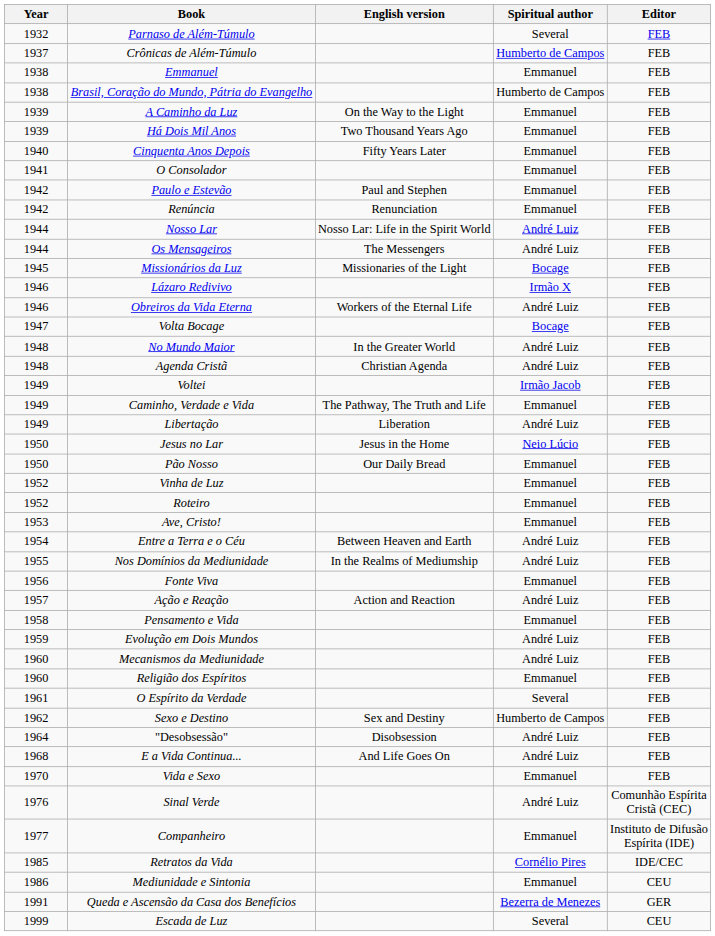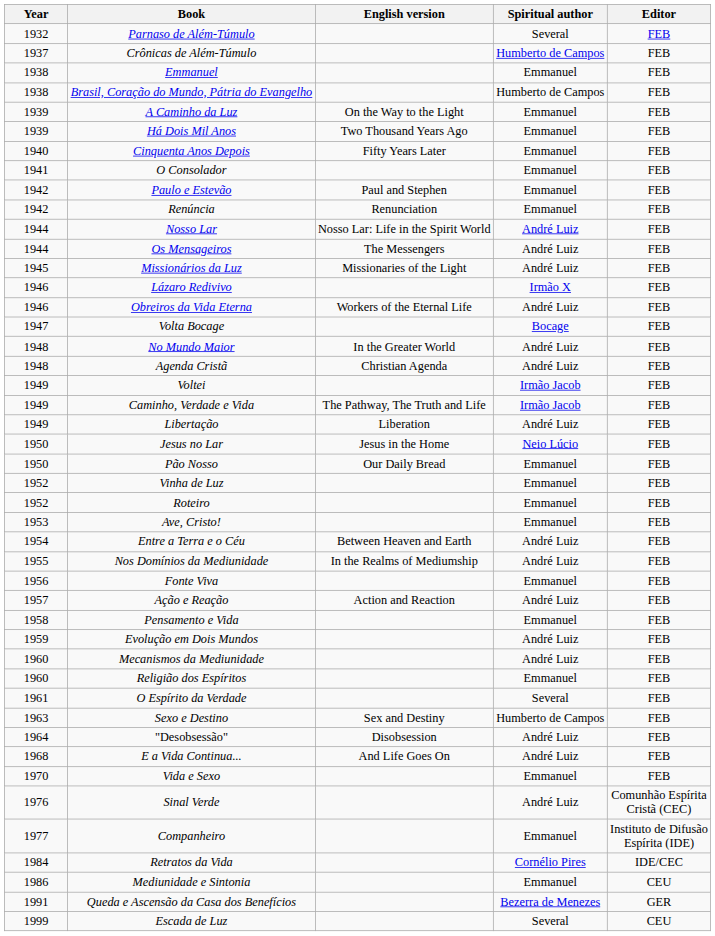(550, 268) Bocage -> (550, 268) André Luiz
(550, 405) Emmanuel -> (550, 405) Irmão Jacob
(36, 717) 1962 -> (36, 717) 1963
(36, 862) 1985 -> (36, 862) 1984
